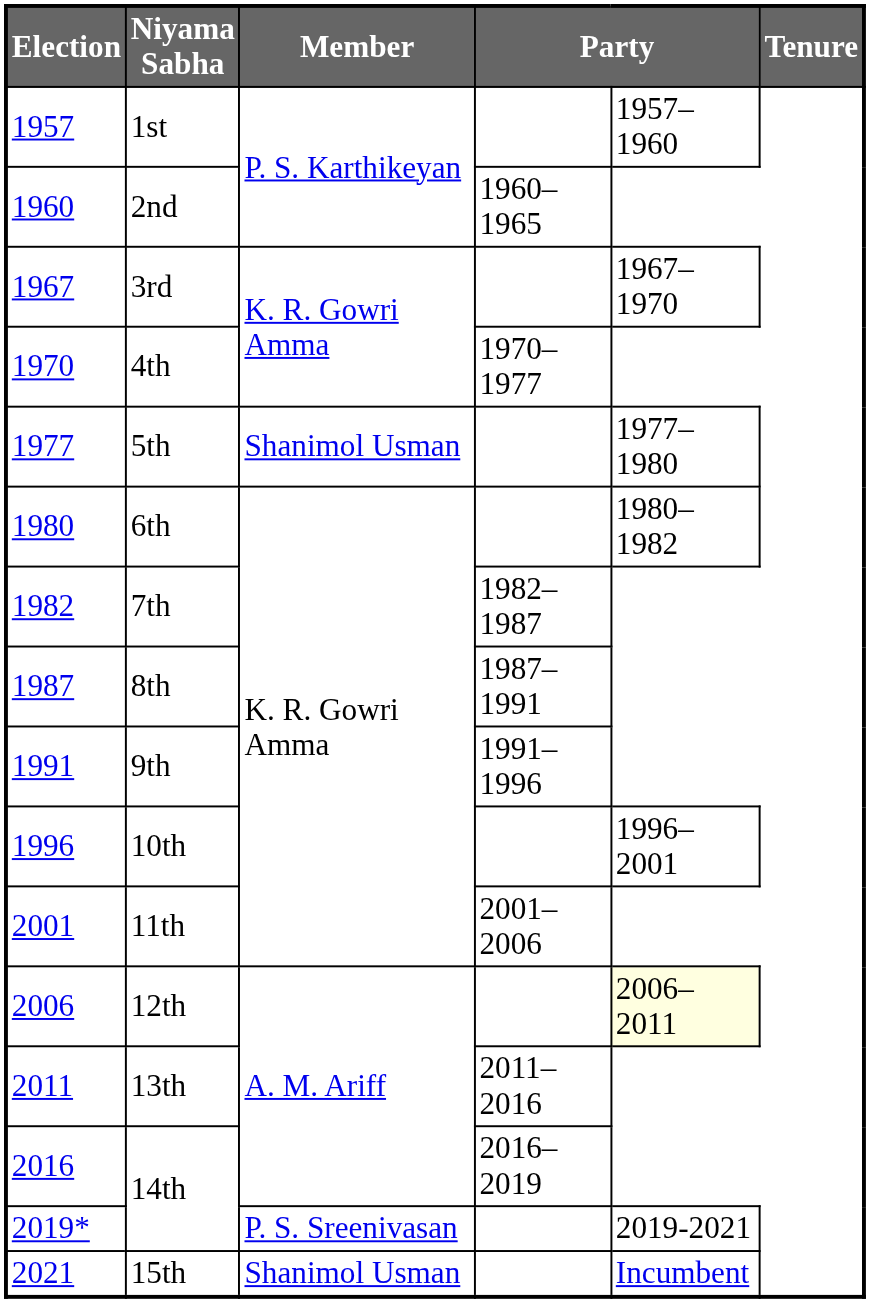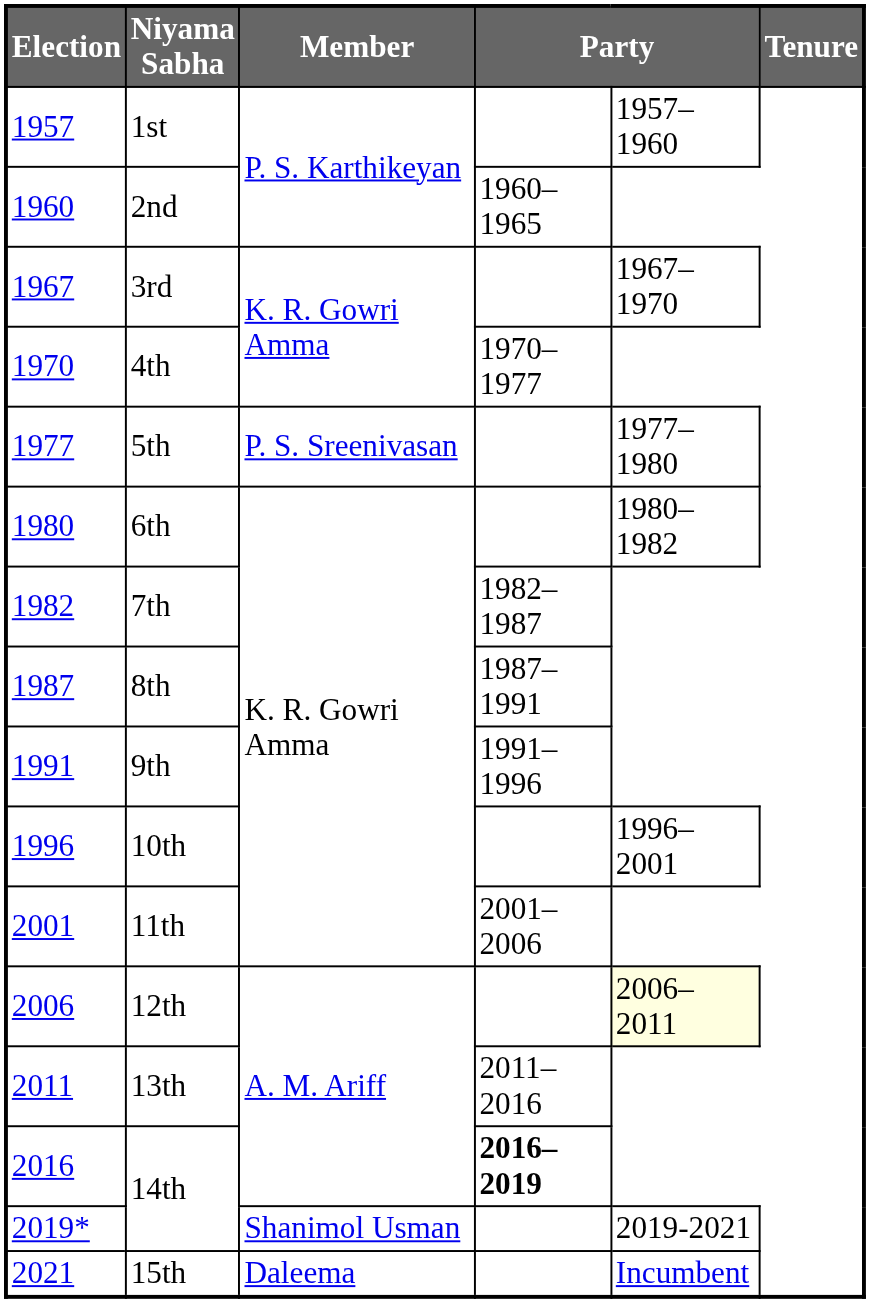(352, 446) Shanimol Usman -> (351, 446) P. S. Sreenivasan
(518, 1165) normal -> (518, 1165) bold
(351, 1228) P. S. Sreenivasan -> (352, 1228) Shanimol Usman
(352, 1272) Shanimol Usman -> (300, 1272) Daleema
